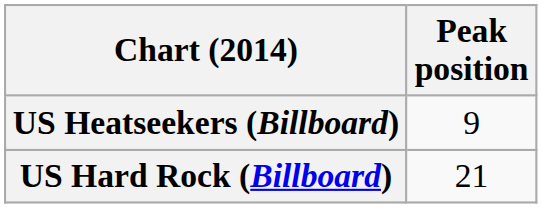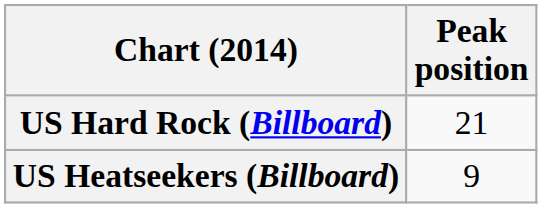rows swapped: (206, 175) <-> (206, 122)
